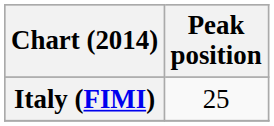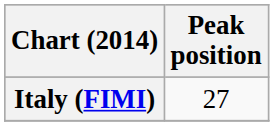(216, 98) 25 -> (216, 98) 27
